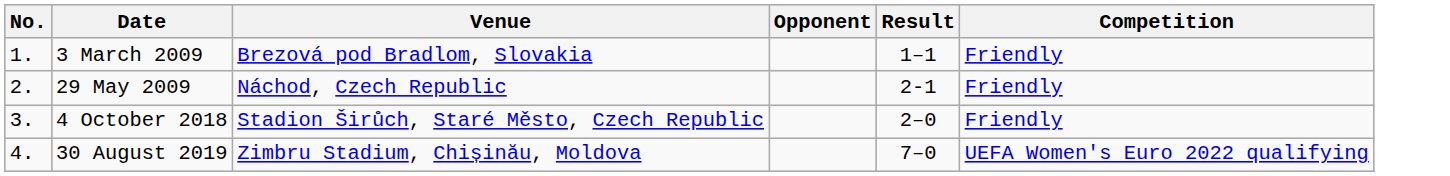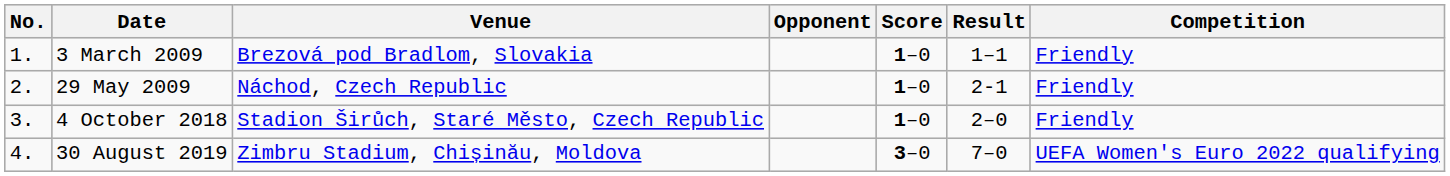+ column: (912, 21)
